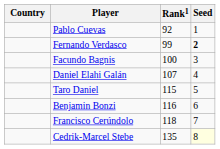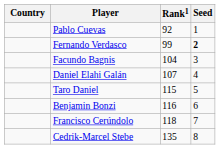(170, 60) 100 -> (170, 60) 104
(196, 136) lightyellow background -> (196, 136) no background
